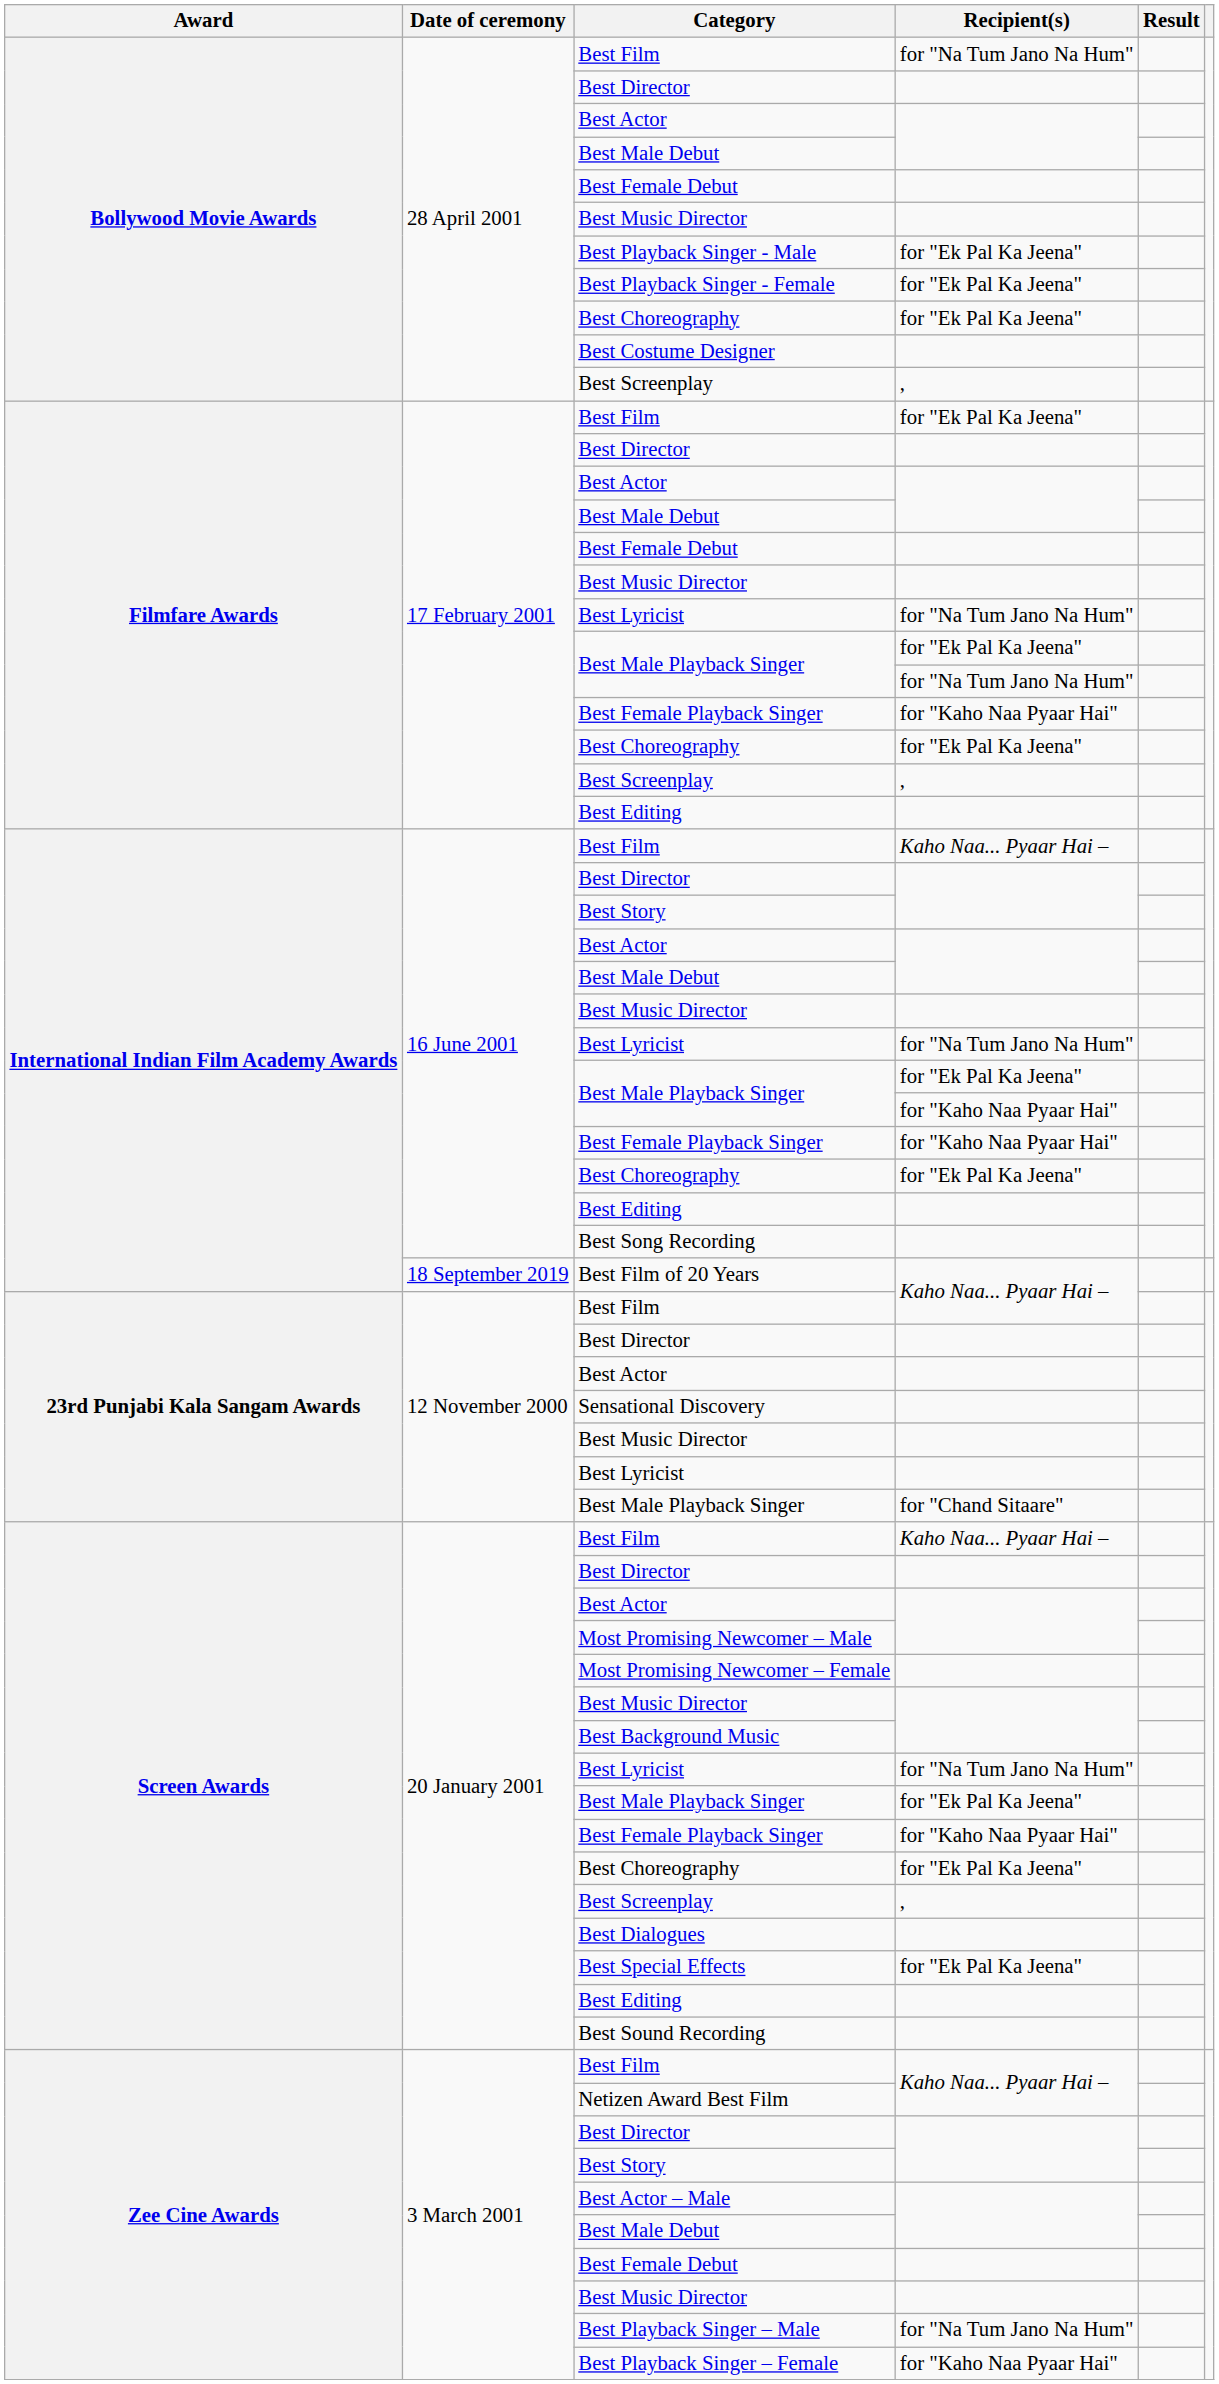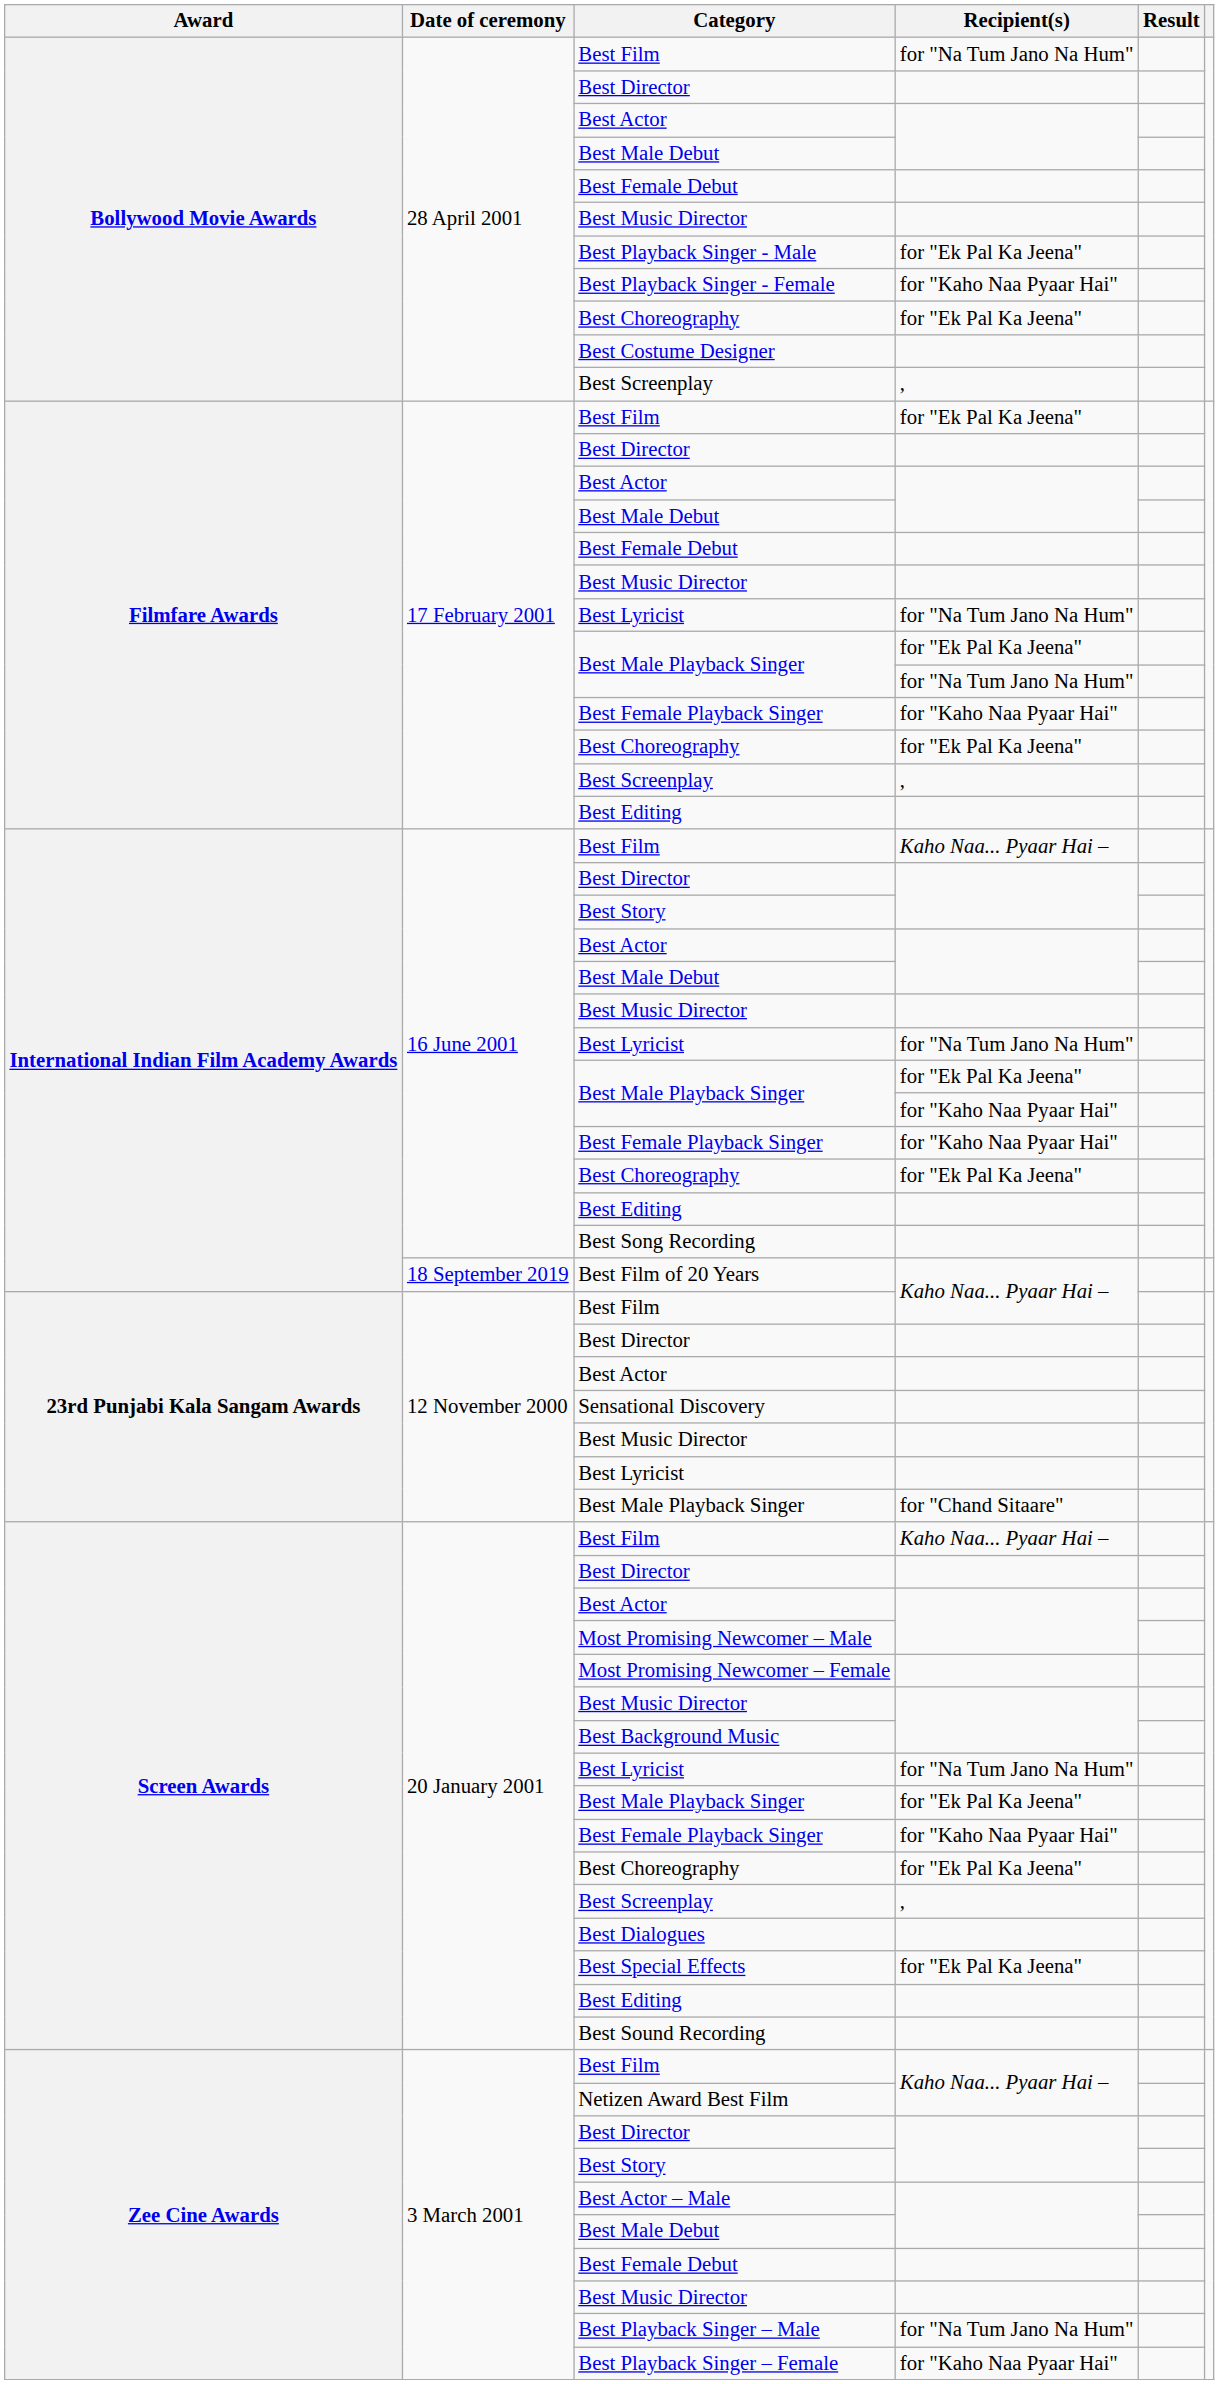(991, 284) for "Ek Pal Ka Jeena" -> (1009, 284) for "Kaho Naa Pyaar Hai"
